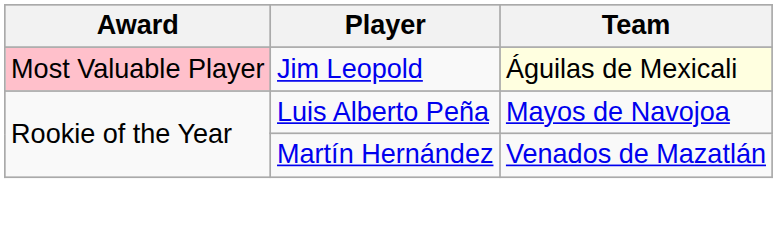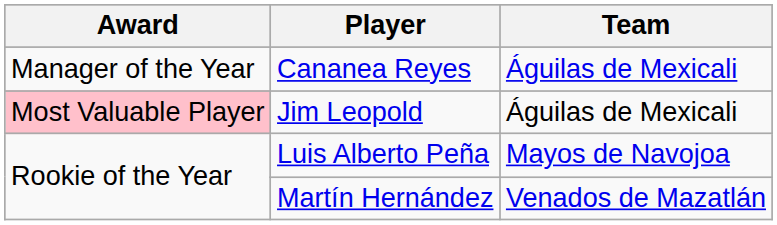+ row: (374, 68)
(622, 68) lightyellow background -> (622, 111) no background
